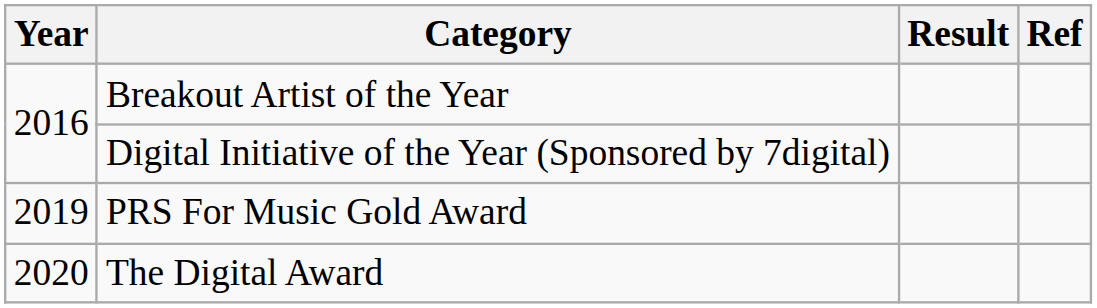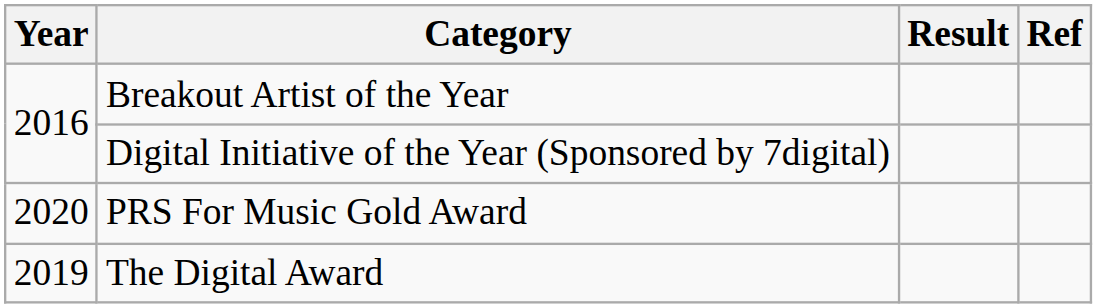(51, 212) 2019 -> (51, 212) 2020
(51, 271) 2020 -> (51, 271) 2019
